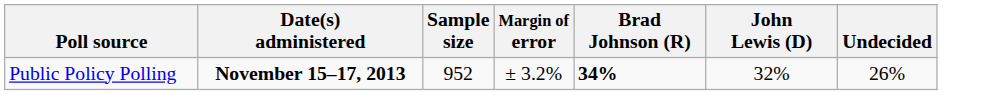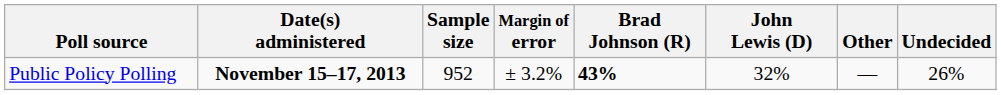+ column: (867, 42)
(598, 73) 34% -> (598, 73) 43%
